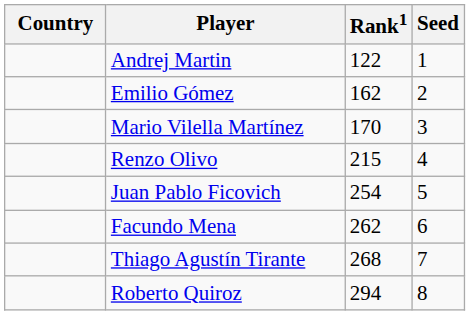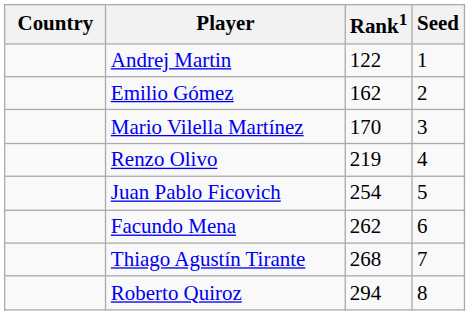(365, 159) 215 -> (365, 159) 219
